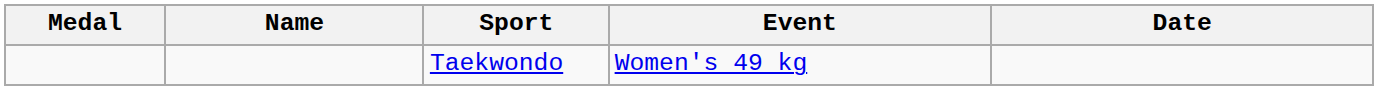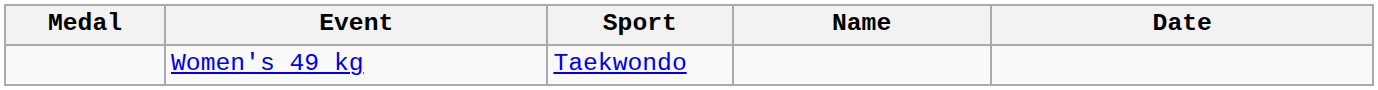columns swapped: (294, 25) <-> (800, 25)
